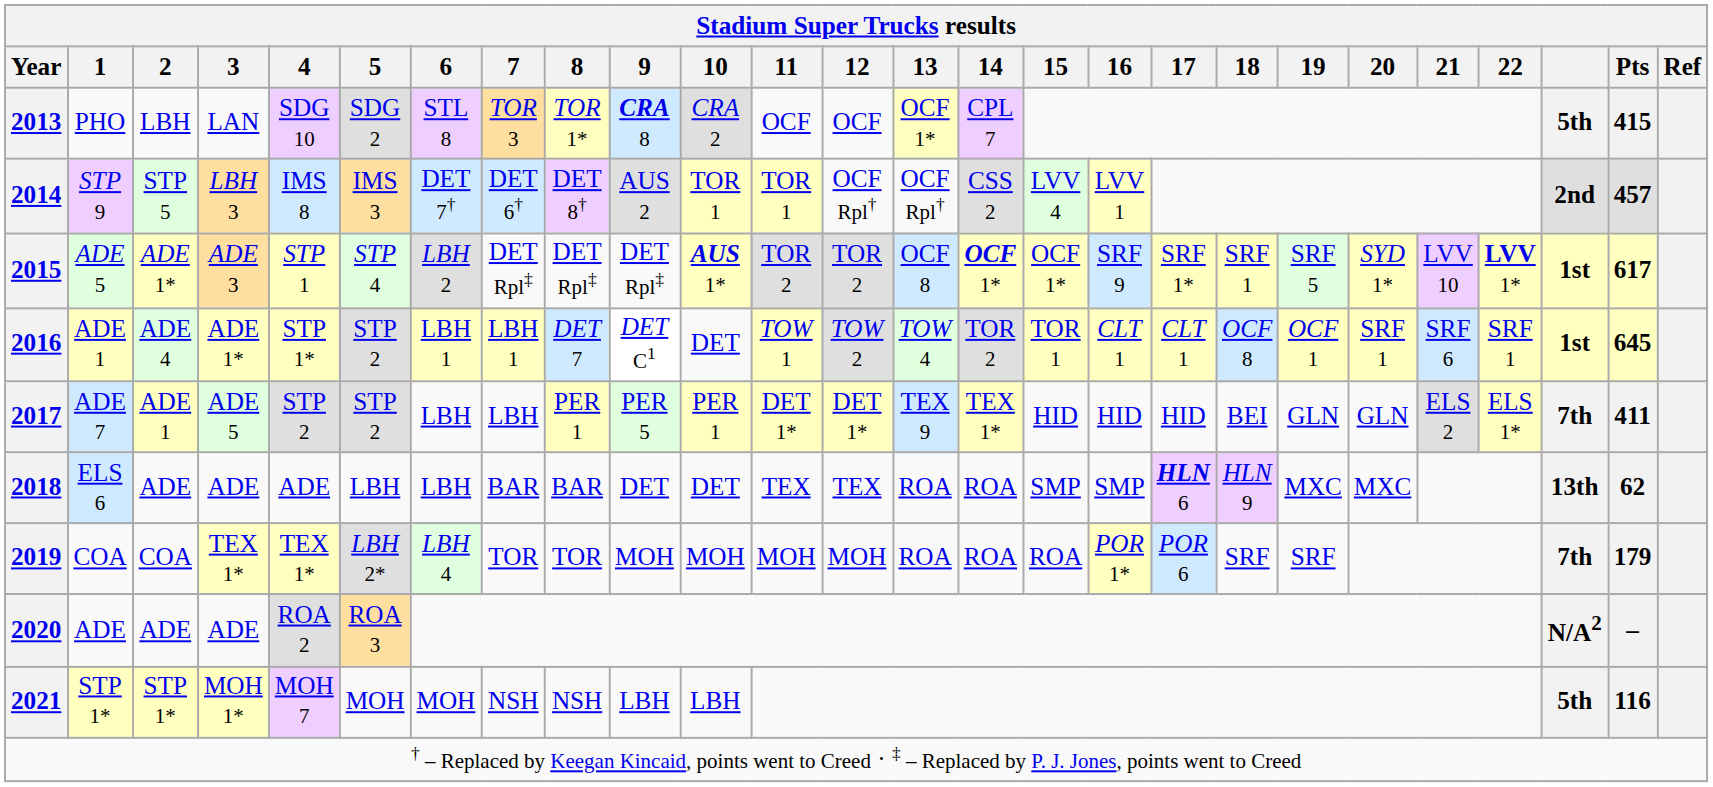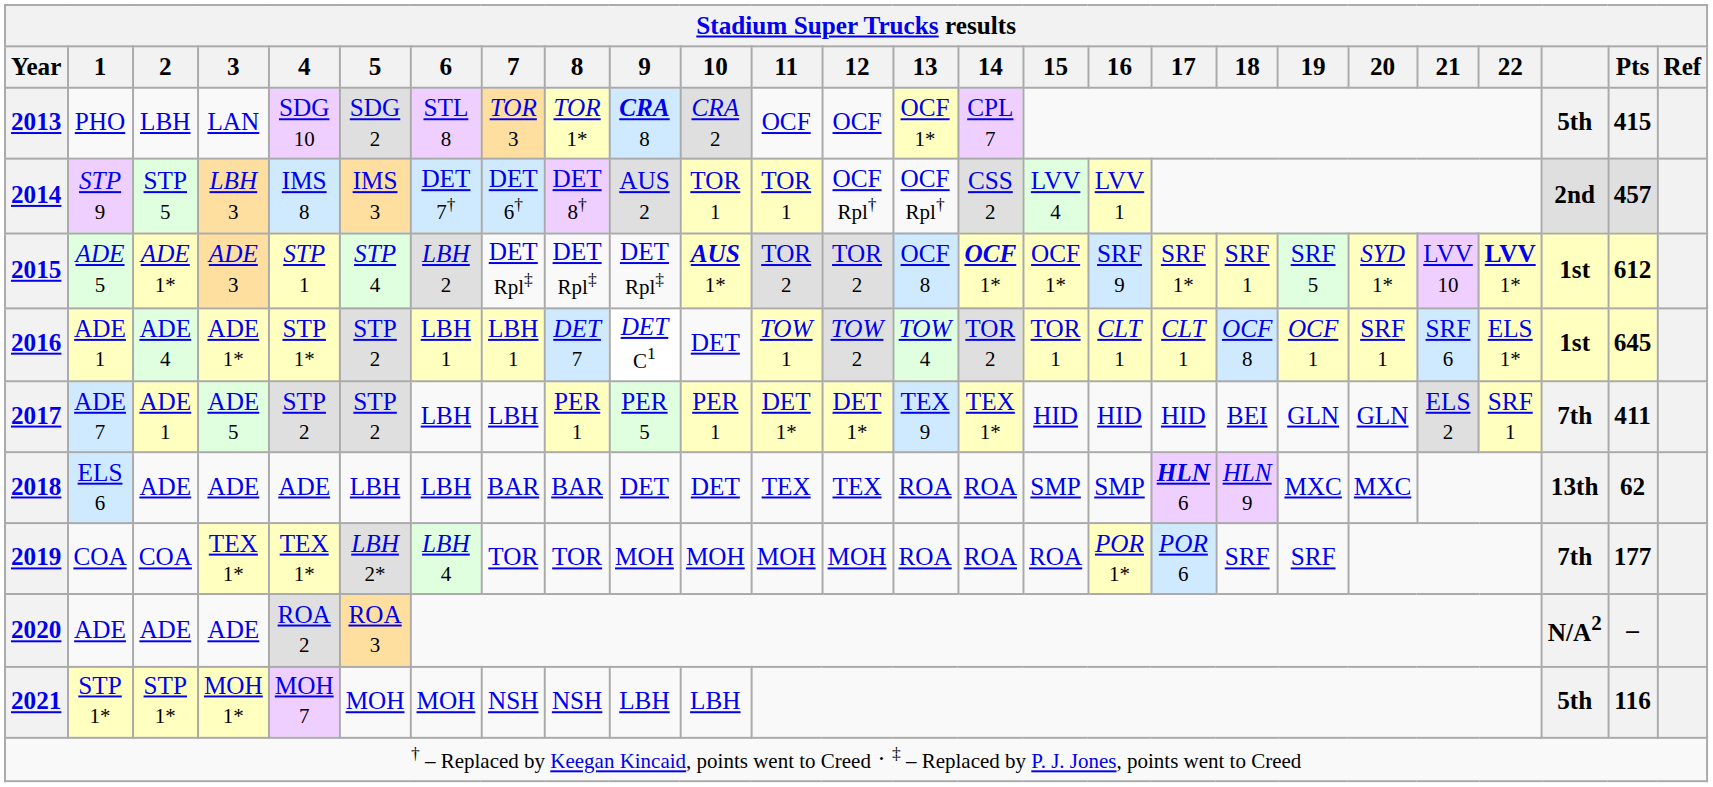(1633, 269) 617 -> (1633, 269) 612
(1510, 342) SRF 1 -> (1510, 342) ELS 1*
(1510, 415) ELS 1* -> (1510, 415) SRF 1
(1633, 558) 179 -> (1633, 558) 177
